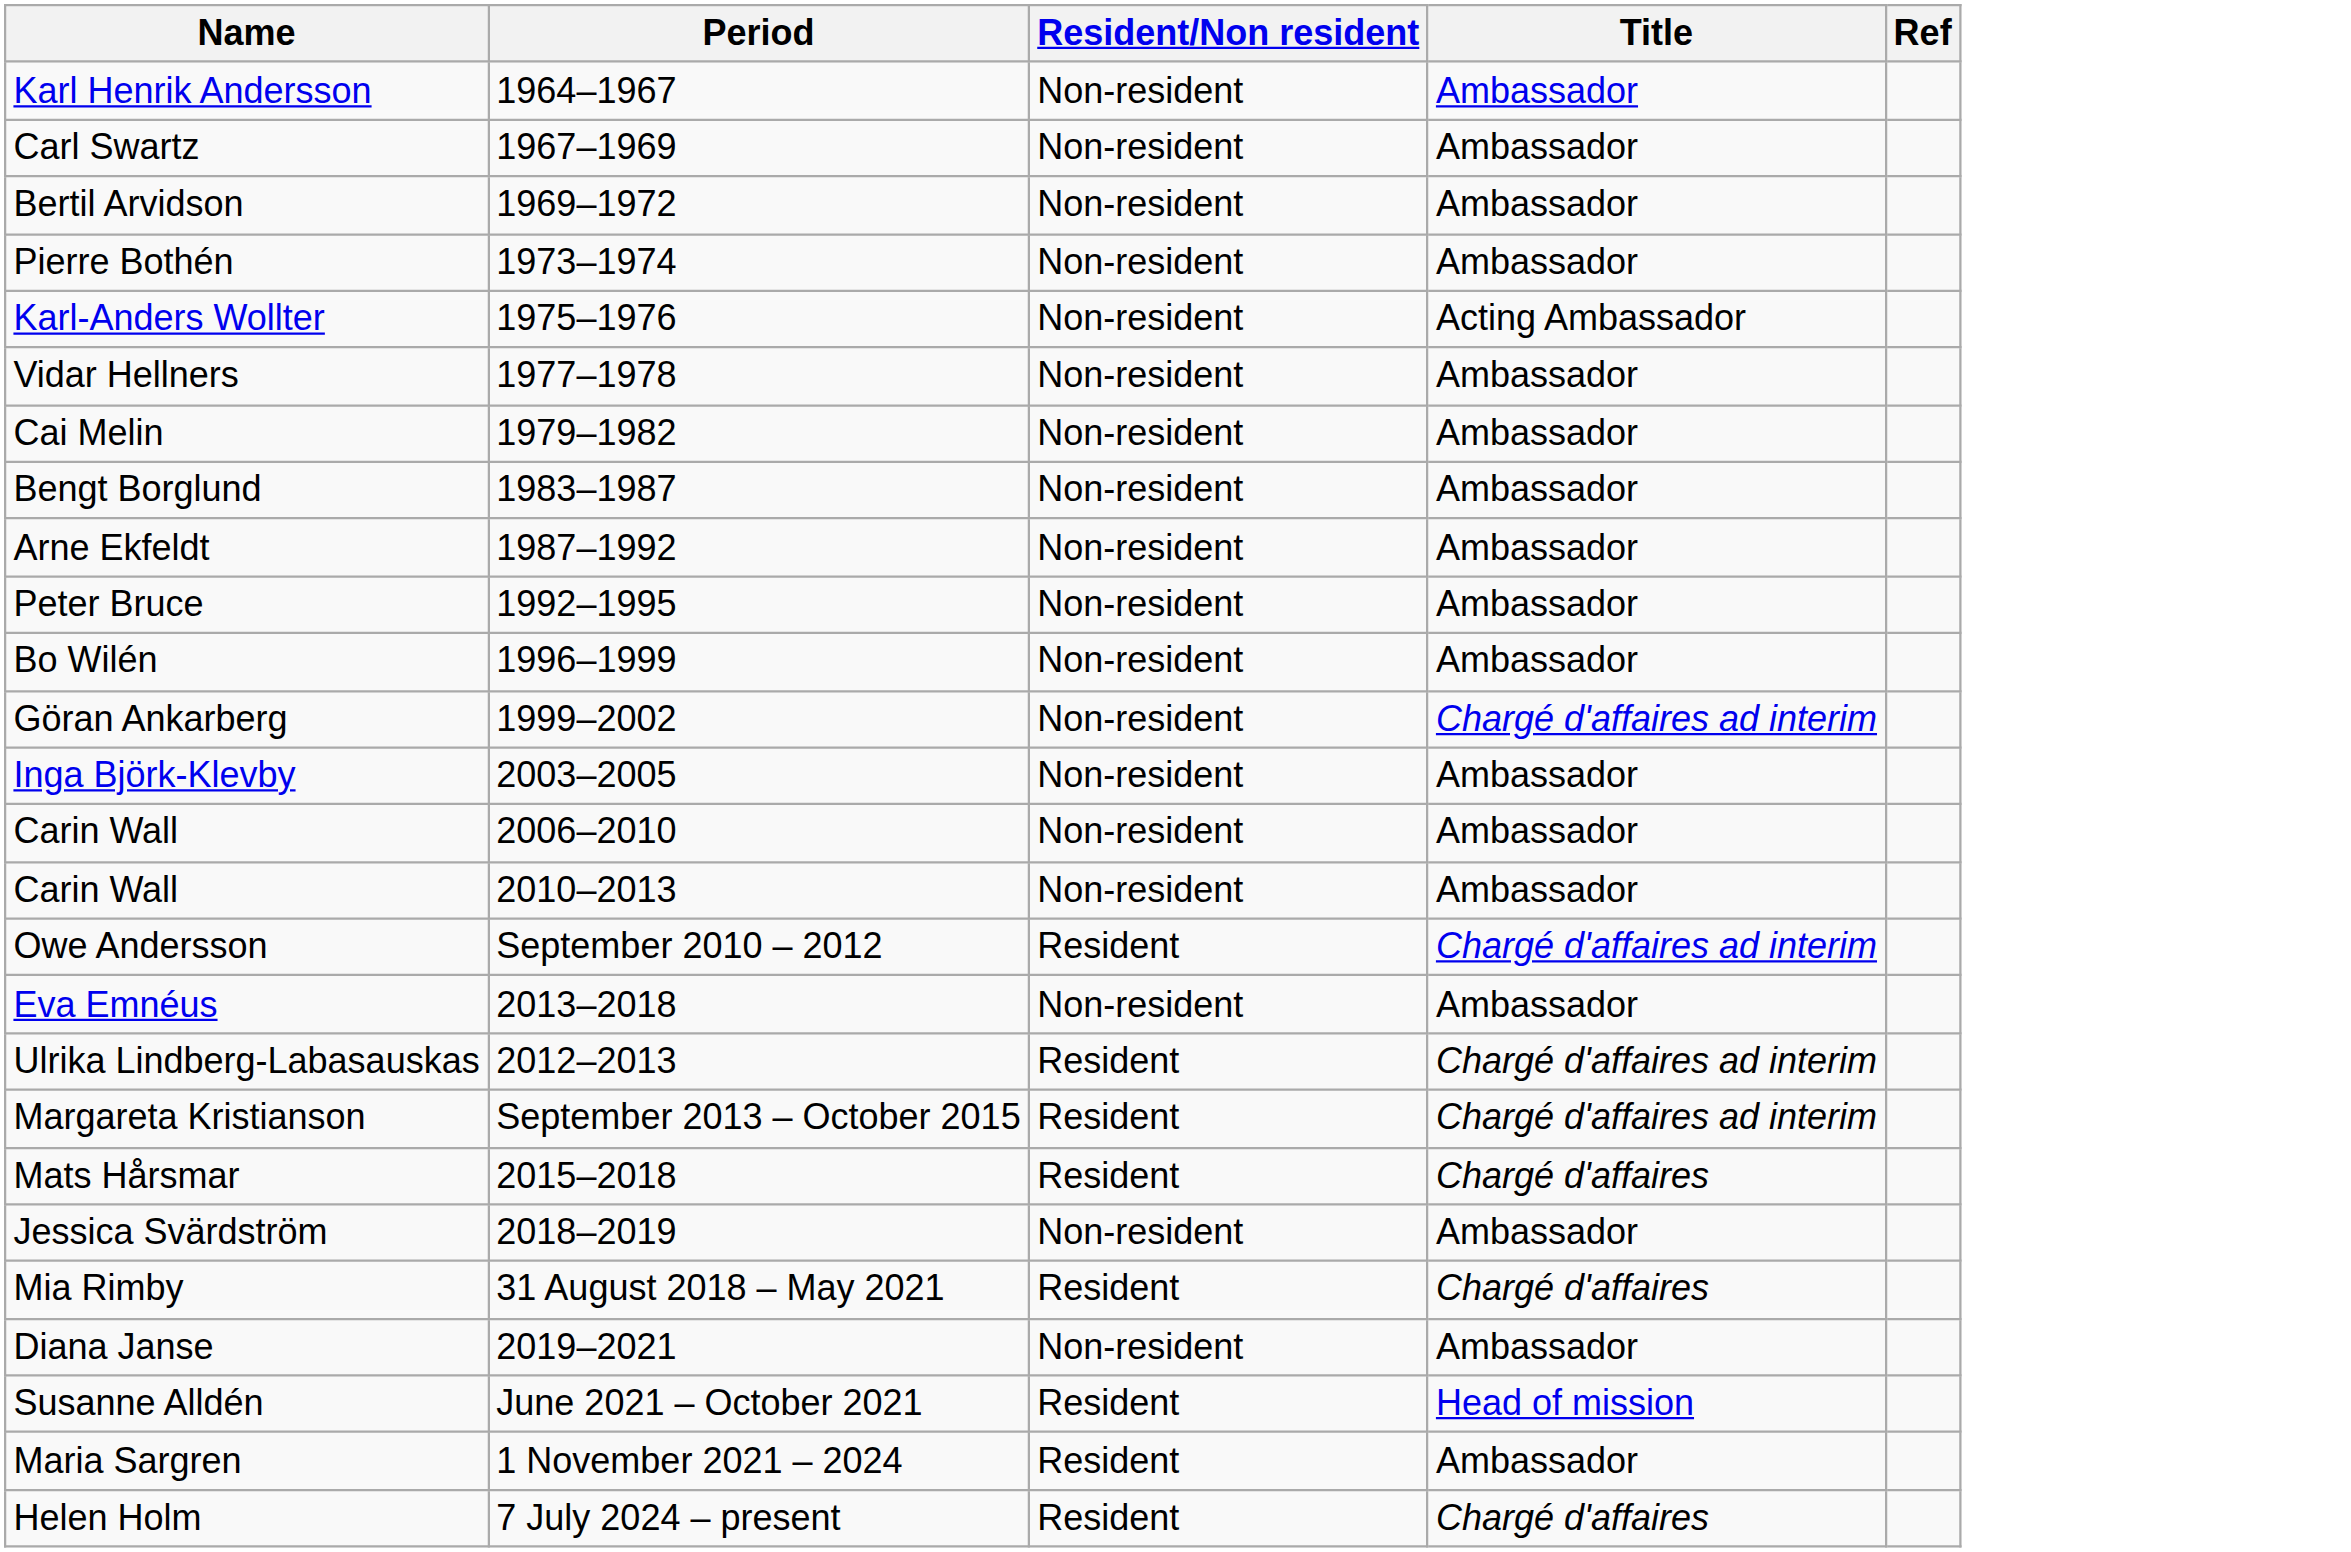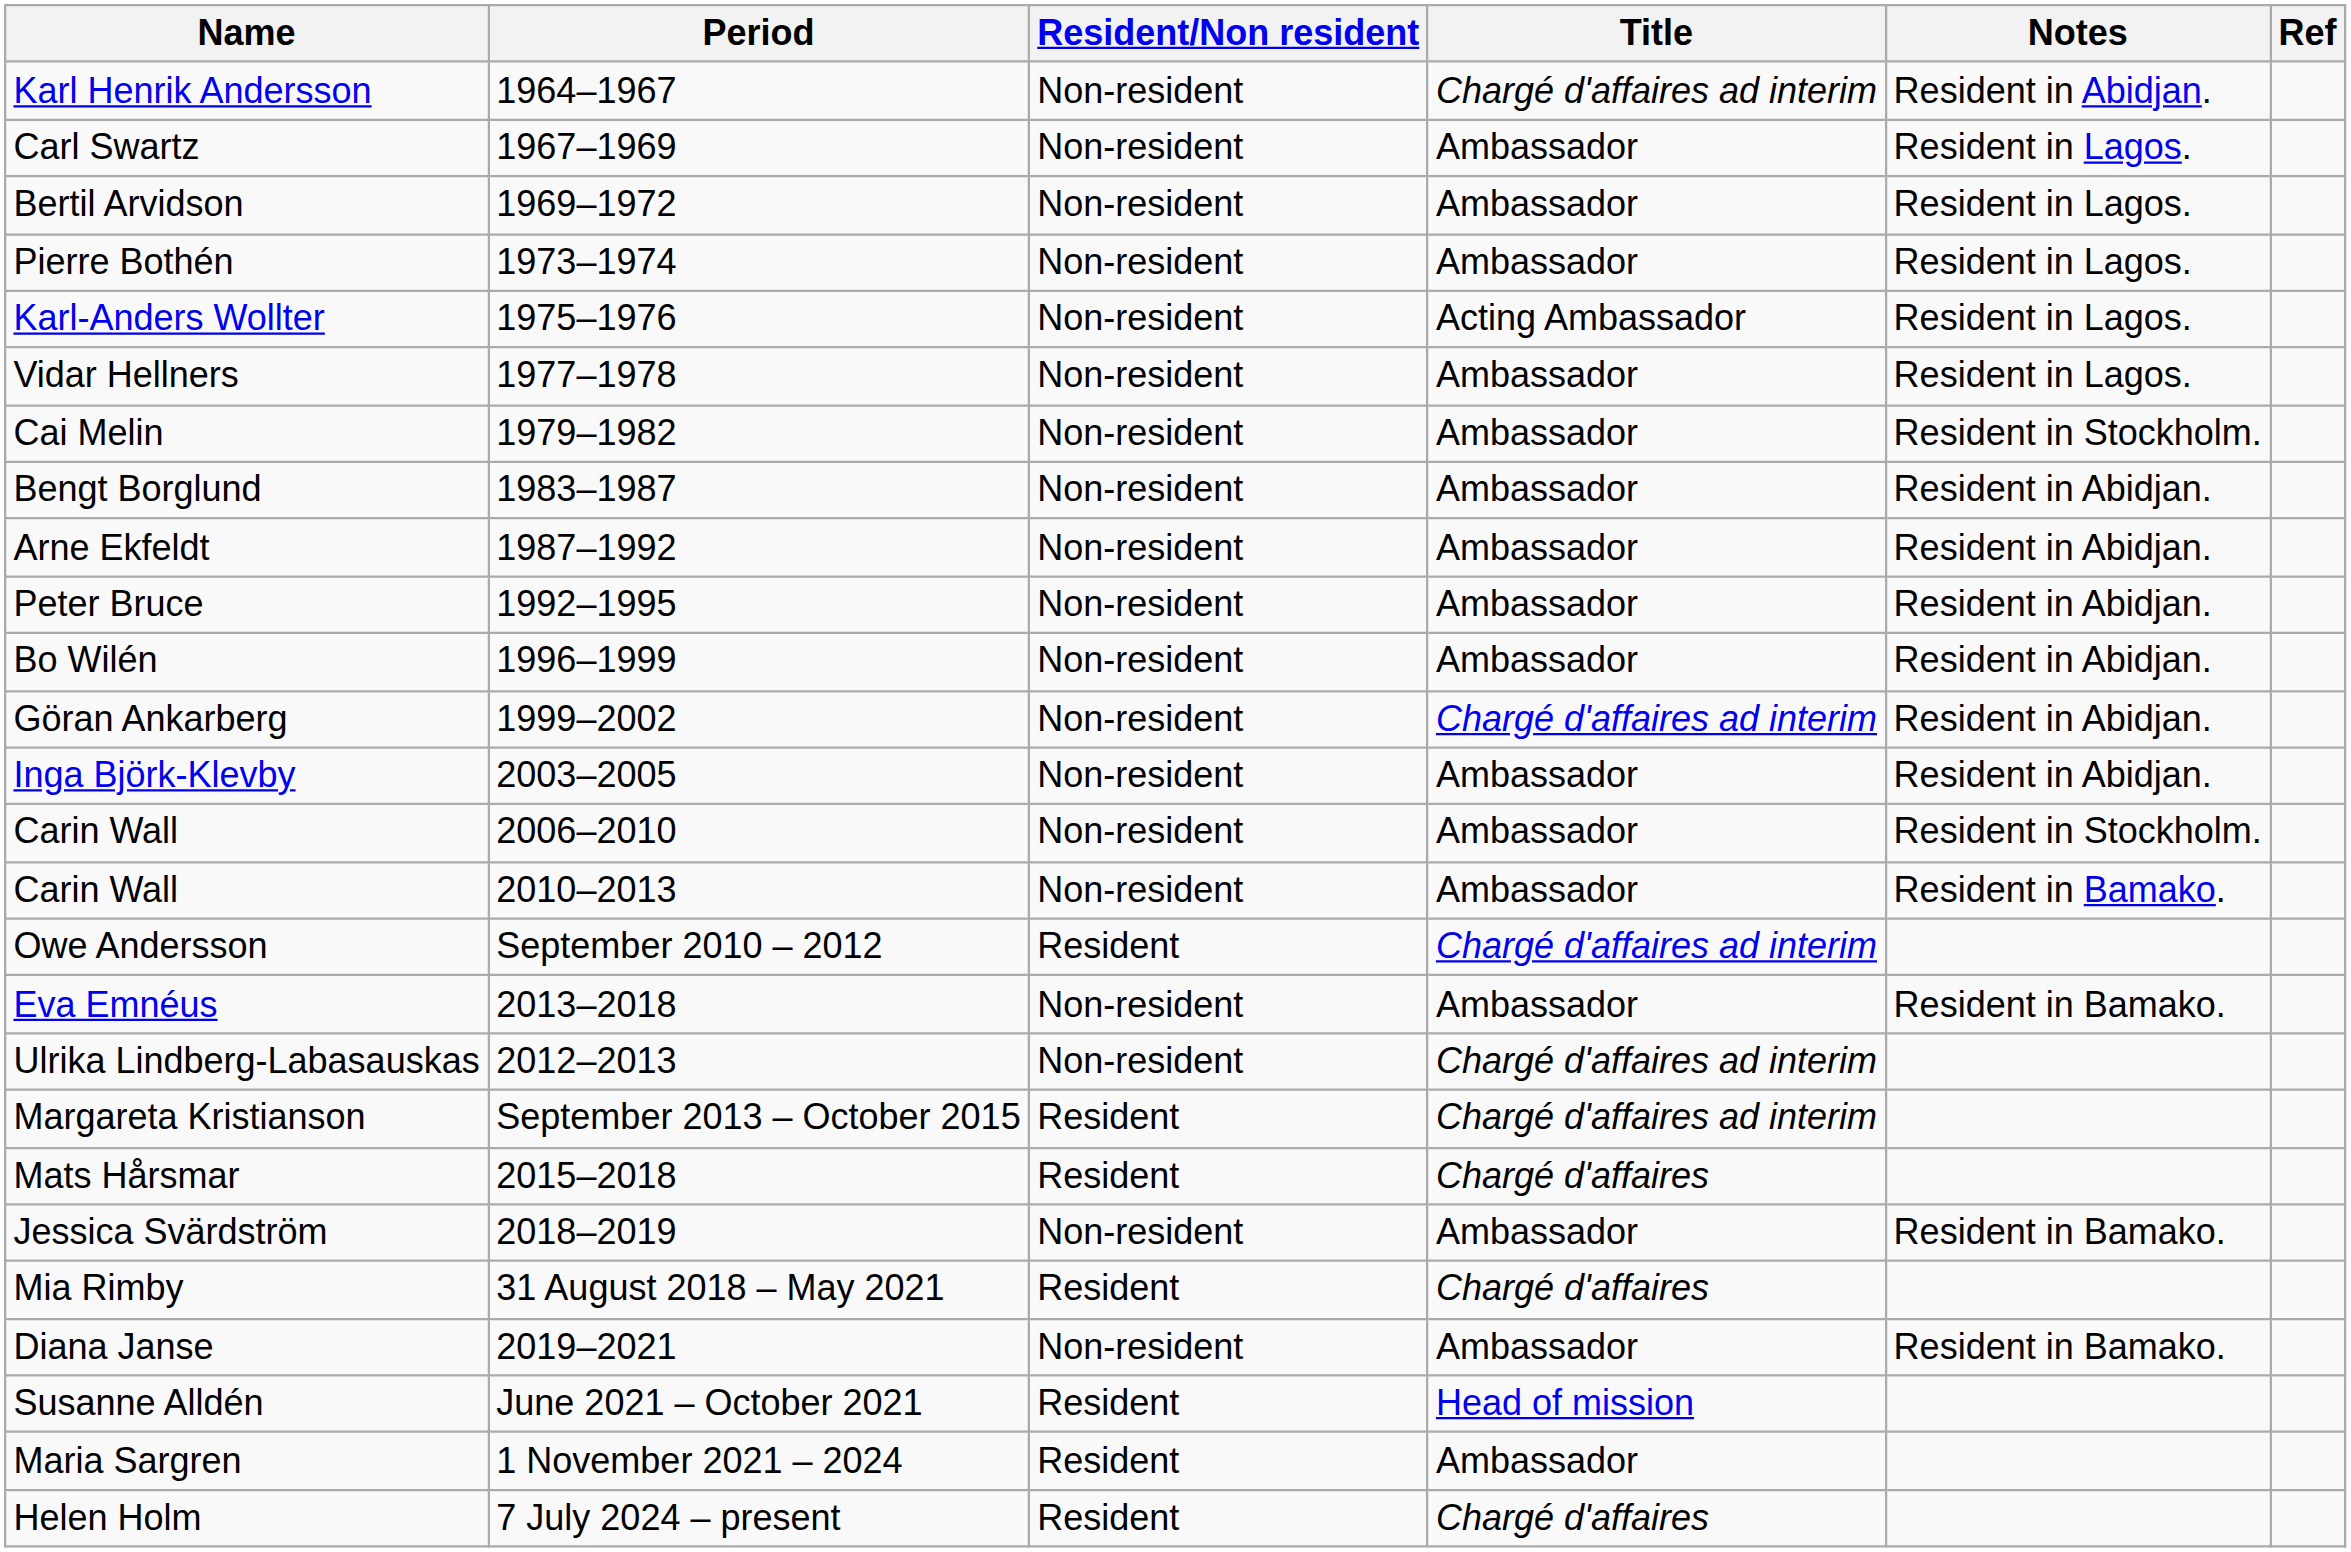+ column: (2078, 33)
(1537, 90) Ambassador -> (1656, 90) Chargé d'affaires ad interim
(1108, 1060) Resident -> (1140, 1060) Non-resident
